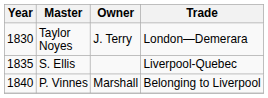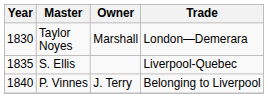(113, 39) J. Terry -> (116, 39) Marshall
(116, 83) Marshall -> (113, 83) J. Terry
